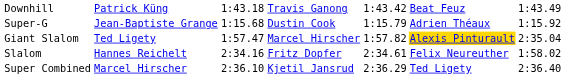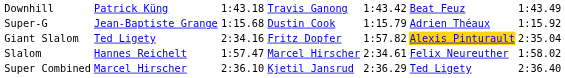(243, 38) 1:57.47 -> (243, 38) 2:34.16
(314, 38) Marcel Hirscher -> (304, 38) Fritz Dopfer
(243, 53) 2:34.16 -> (243, 53) 1:57.47
(304, 53) Fritz Dopfer -> (314, 53) Marcel Hirscher
